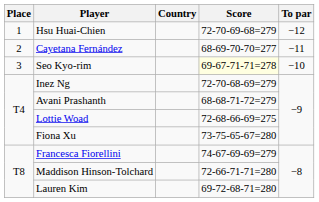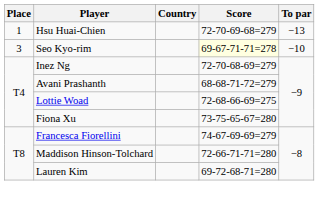(296, 31) −12 -> (296, 31) −13
- row: (79, 48)
